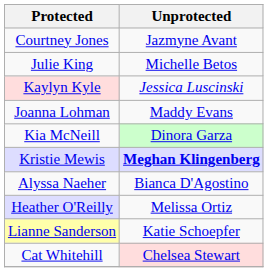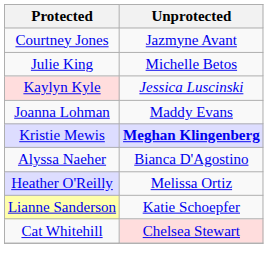- row: (62, 135)
